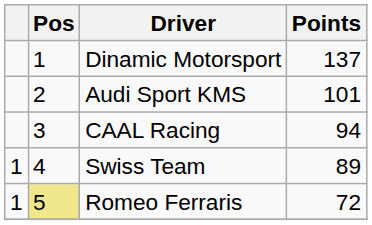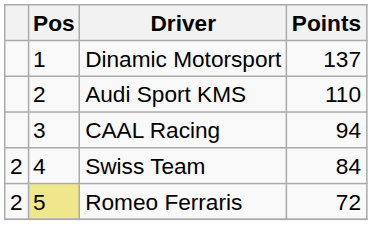(342, 95) 101 -> (343, 95) 110
(16, 166) 1 -> (16, 166) 2
(348, 166) 89 -> (348, 166) 84
(16, 202) 1 -> (16, 202) 2
